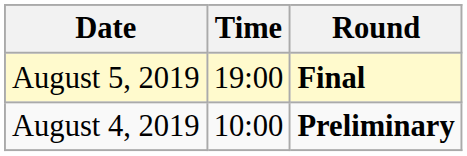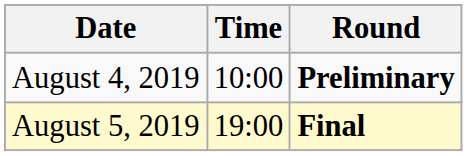rows swapped: (106, 125) <-> (106, 77)
